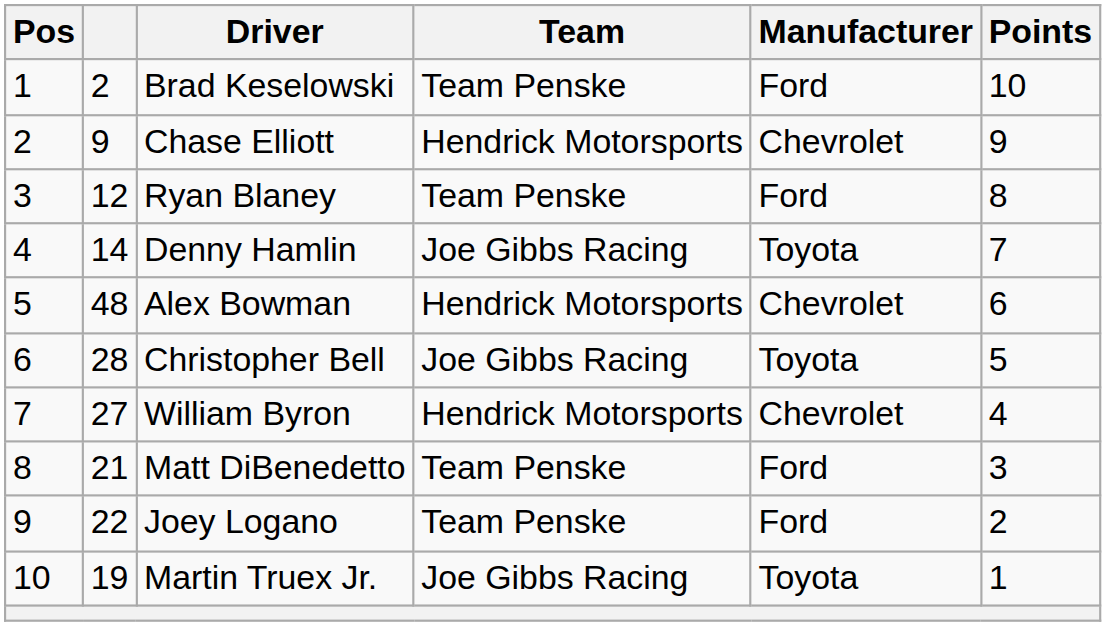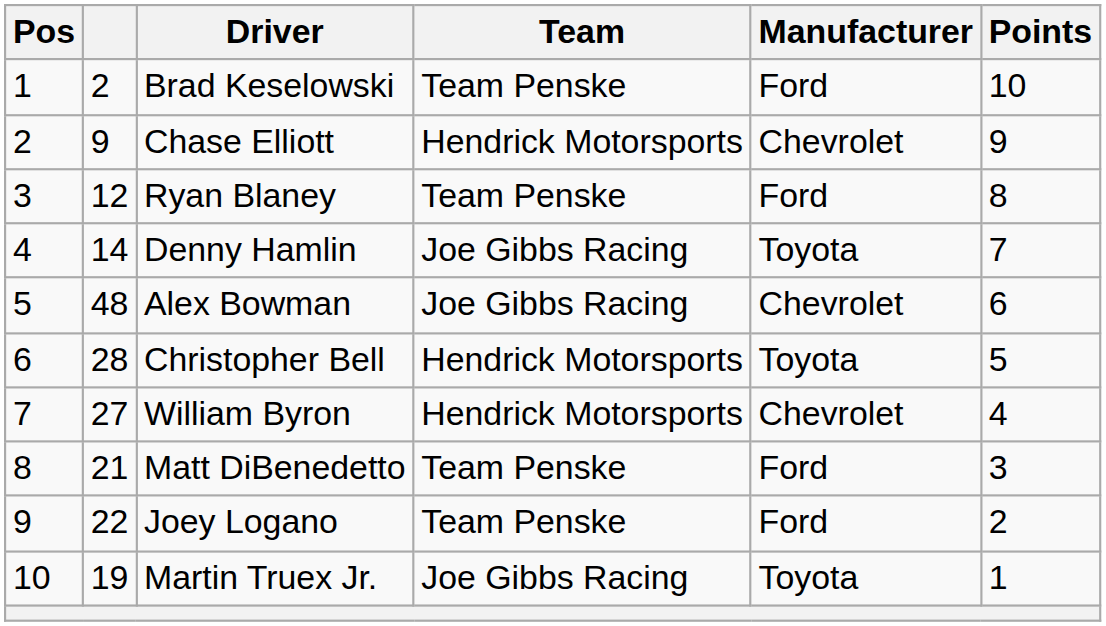(582, 304) Hendrick Motorsports -> (555, 304) Joe Gibbs Racing
(555, 358) Joe Gibbs Racing -> (582, 358) Hendrick Motorsports
